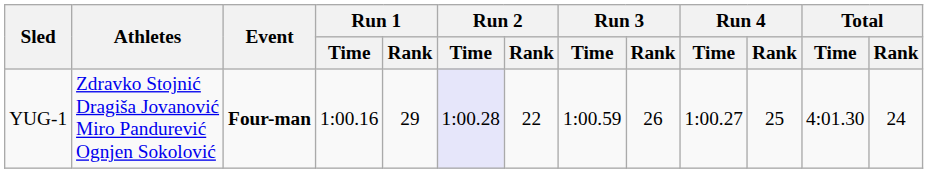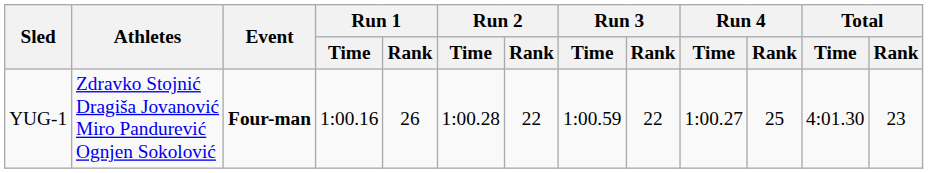(410, 118) 29 -> (410, 118) 26
(471, 118) lavender background -> (471, 118) no background
(653, 118) 26 -> (653, 118) 22
(896, 118) 24 -> (896, 118) 23
